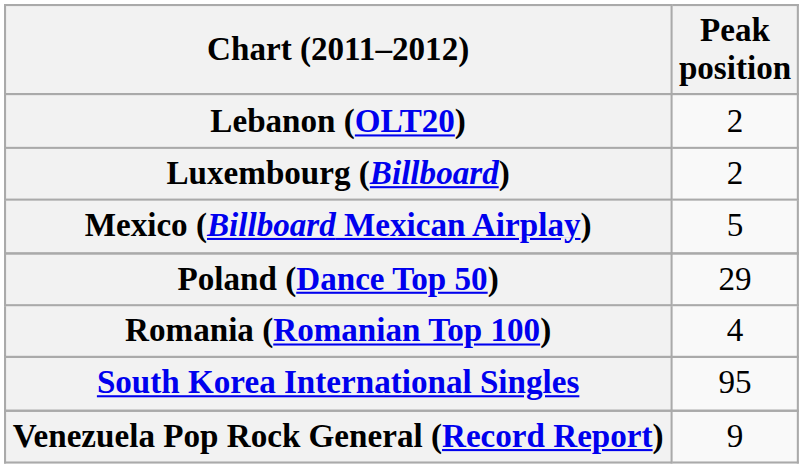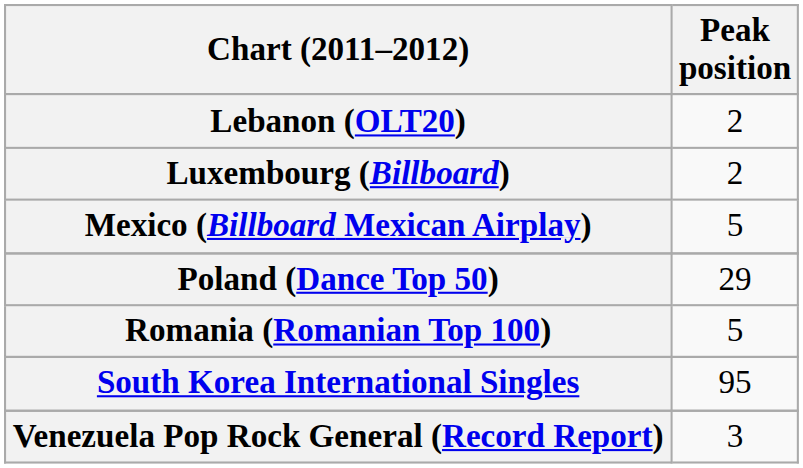(735, 330) 4 -> (735, 330) 5
(735, 435) 9 -> (735, 435) 3
